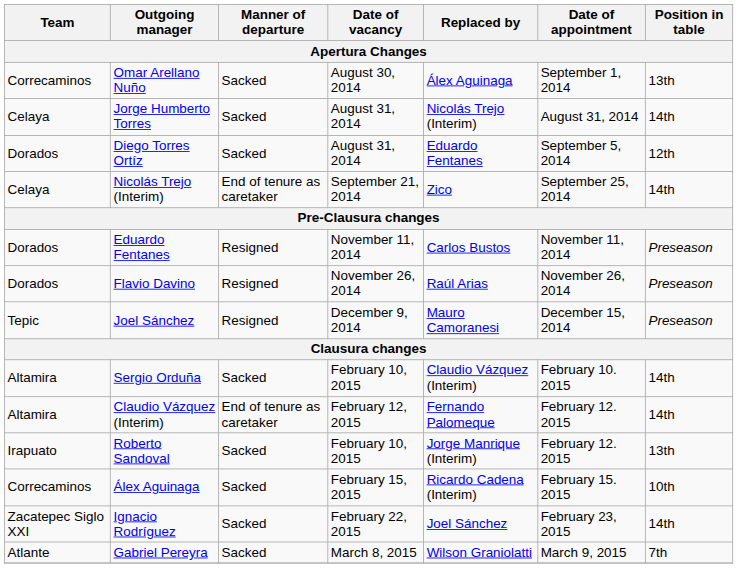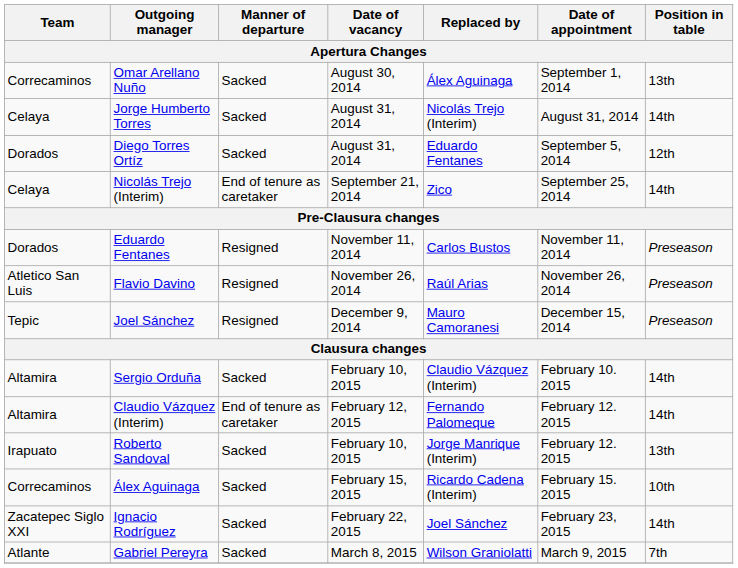(33, 283) Dorados -> (43, 283) Atletico San Luis
